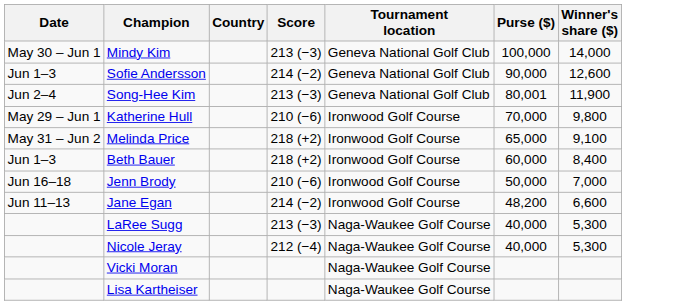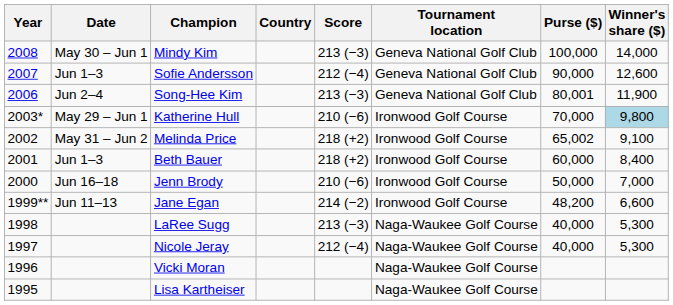+ column: (28, 22)
(296, 73) 214 (−2) -> (343, 73) 212 (−4)
(590, 116) no background -> (637, 116) lightblue background
(526, 138) 65,000 -> (573, 138) 65,002
